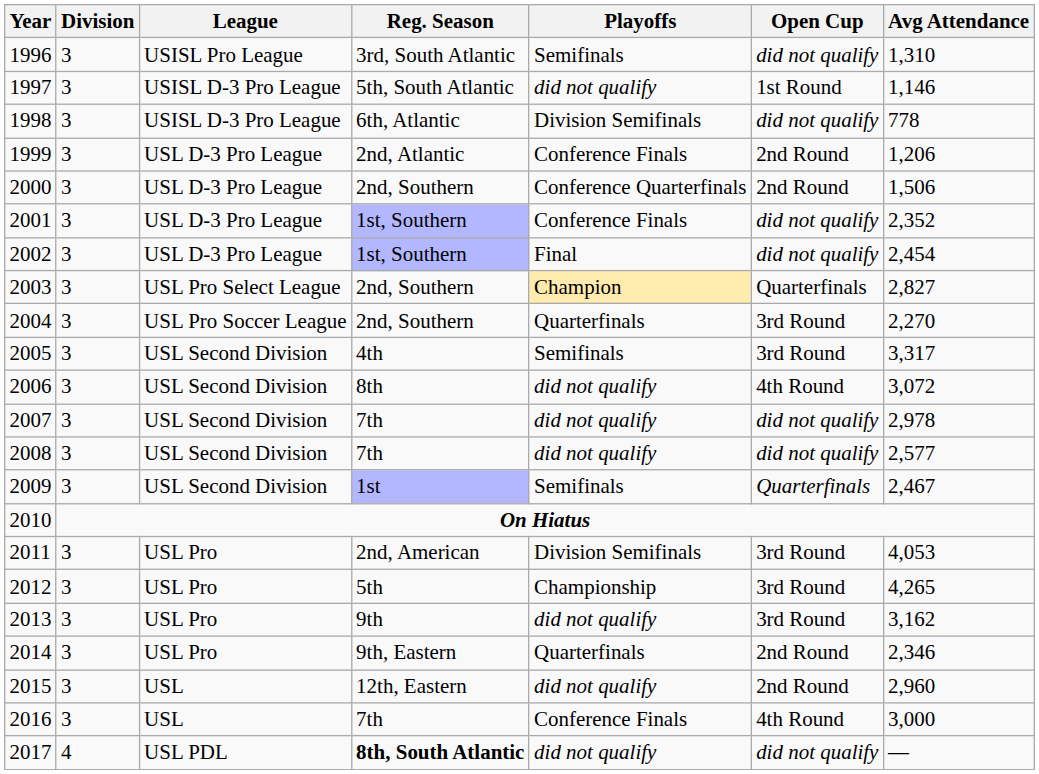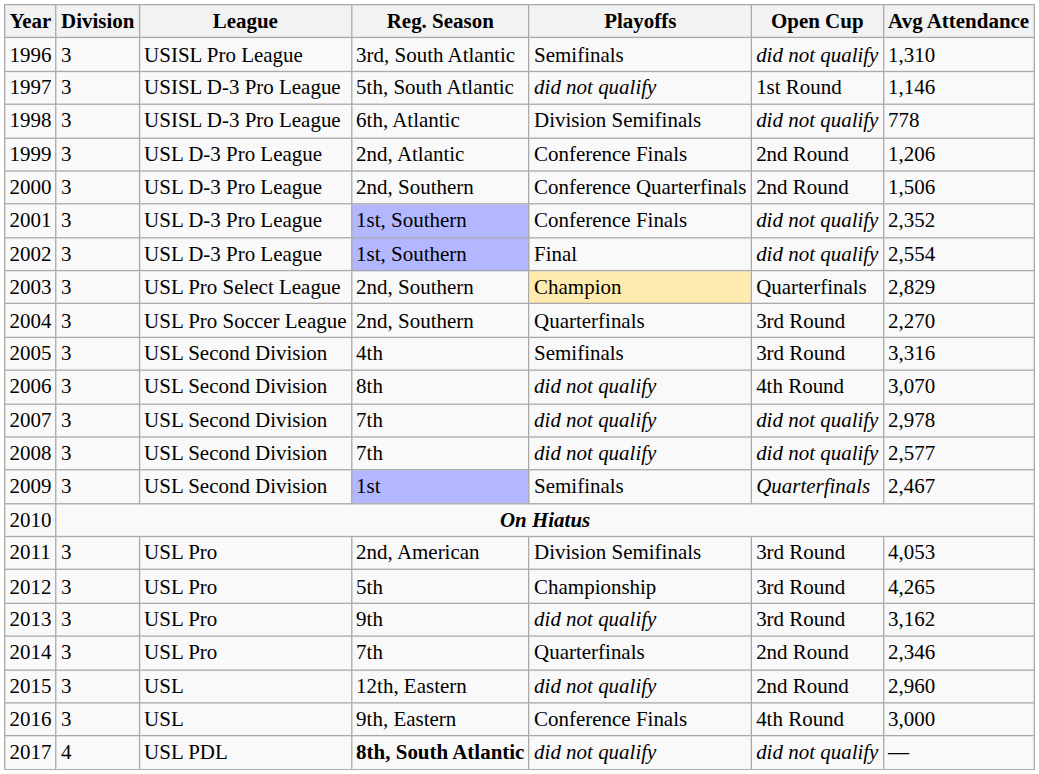(912, 253) 2,454 -> (912, 253) 2,554
(912, 287) 2,827 -> (912, 287) 2,829
(912, 353) 3,317 -> (912, 353) 3,316
(912, 386) 3,072 -> (912, 386) 3,070
(406, 652) 9th, Eastern -> (370, 652) 7th
(370, 719) 7th -> (406, 719) 9th, Eastern
